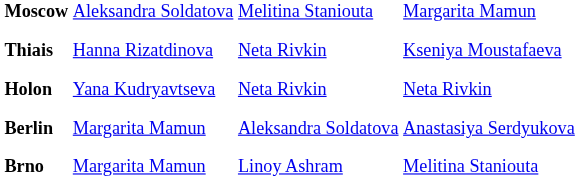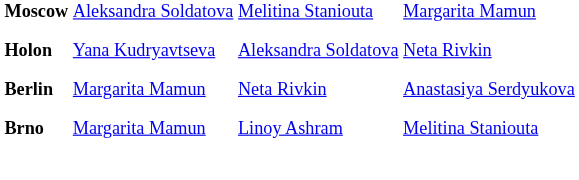- row: (29, 50)
(282, 88) Neta Rivkin -> (318, 50) Aleksandra Soldatova
(318, 127) Aleksandra Soldatova -> (282, 88) Neta Rivkin
